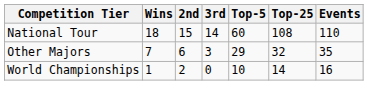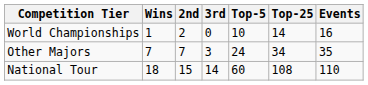rows swapped: (73, 70) <-> (52, 33)
(182, 52) 6 -> (182, 52) 7
(238, 52) 29 -> (238, 52) 24
(279, 52) 32 -> (279, 52) 34
